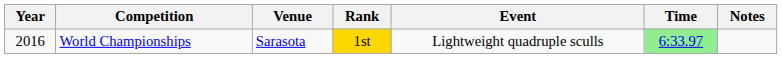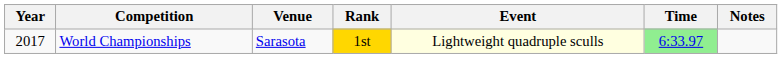(30, 41) 2016 -> (30, 41) 2017
(518, 41) no background -> (518, 41) lightyellow background
